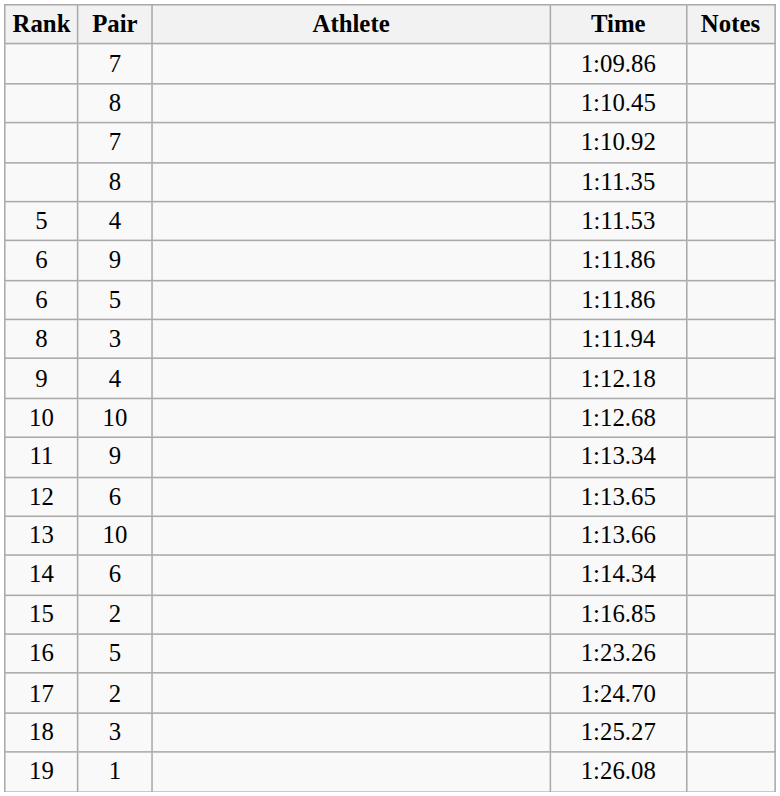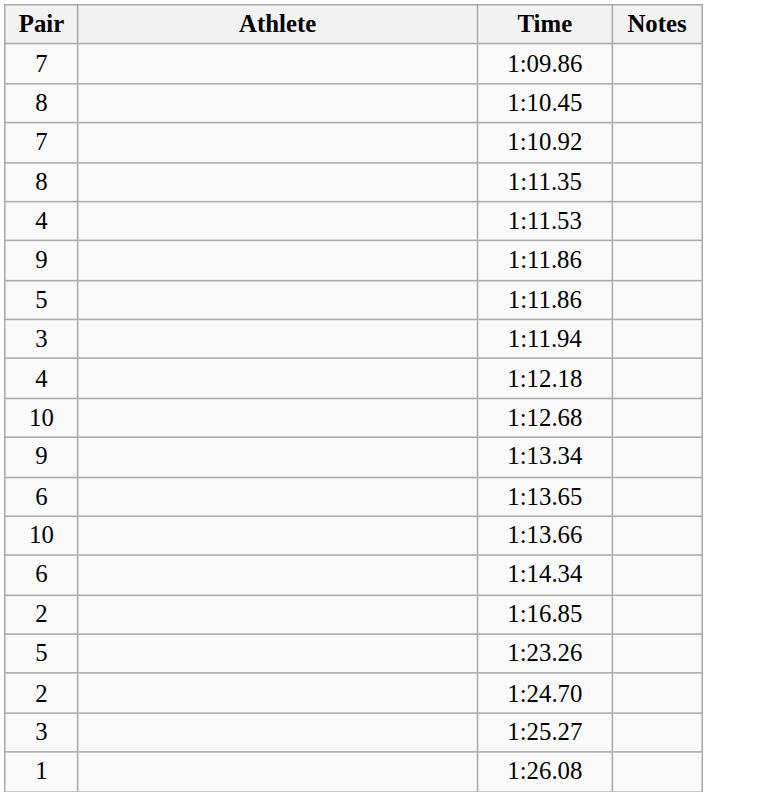- column: (41, 24)
